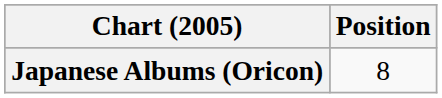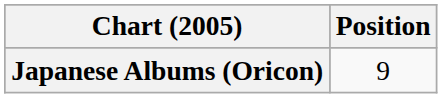(383, 69) 8 -> (383, 69) 9
